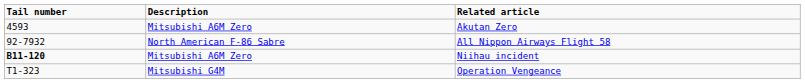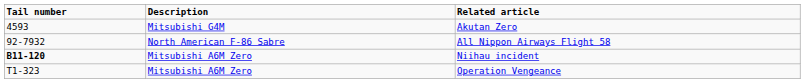(200, 27) Mitsubishi A6M Zero -> (186, 27) Mitsubishi G4M
(186, 71) Mitsubishi G4M -> (200, 71) Mitsubishi A6M Zero
